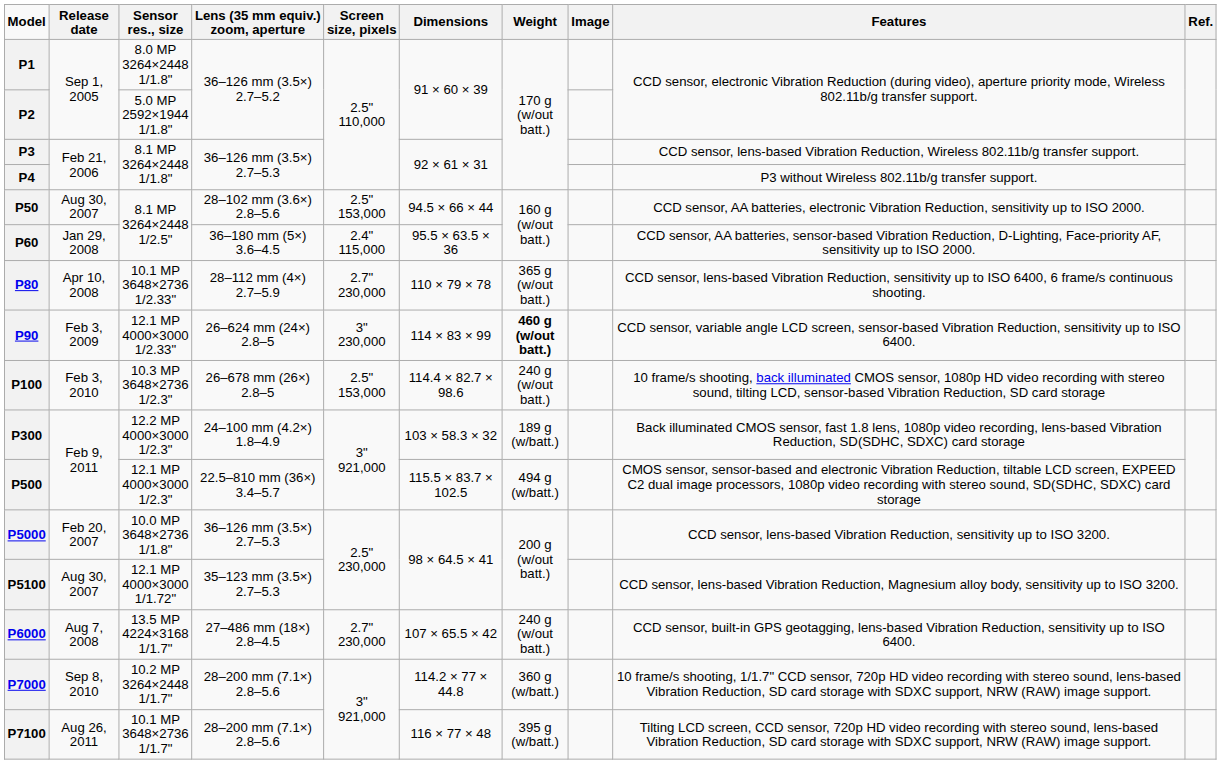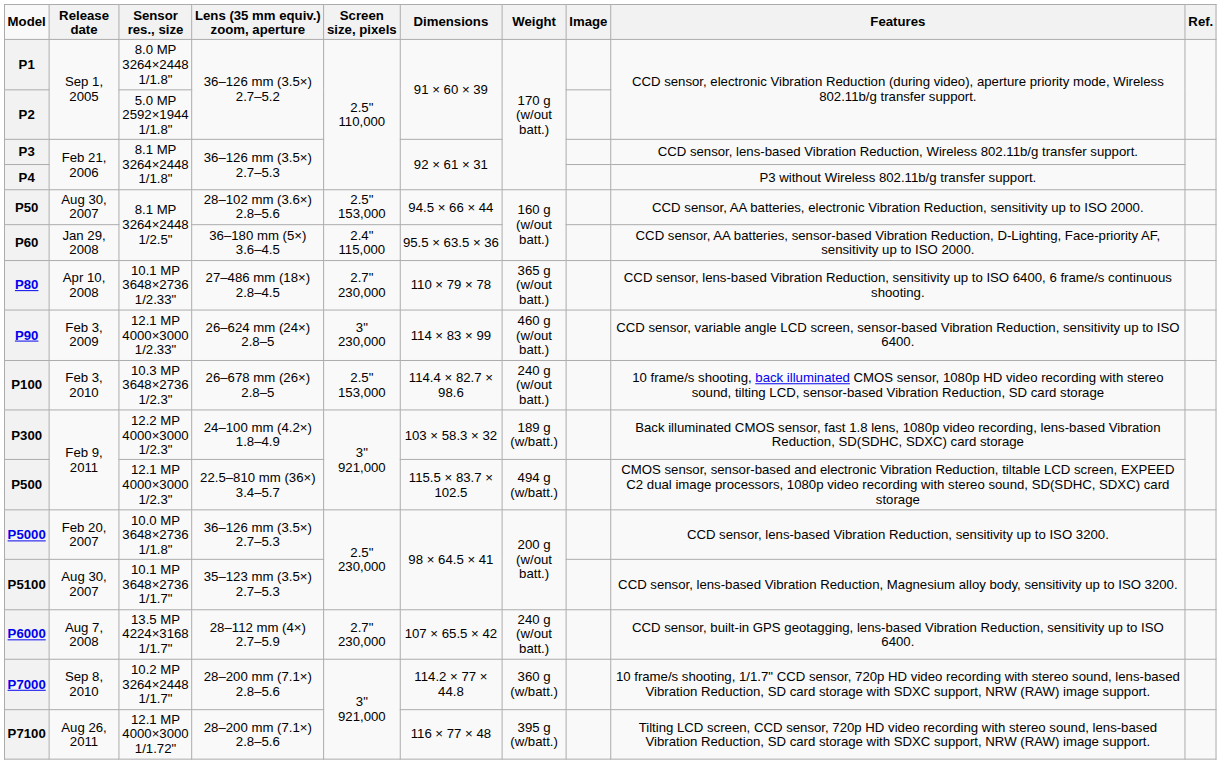(258, 285) 28–112 mm (4×) 2.7–5.9 -> (258, 285) 27–486 mm (18×) 2.8–4.5
(535, 335) bold -> (534, 335) normal
(155, 584) 12.1 MP 4000×3000 1/1.72" -> (156, 584) 10.1 MP 3648×2736 1/1.7"
(258, 634) 27–486 mm (18×) 2.8–4.5 -> (258, 634) 28–112 mm (4×) 2.7–5.9
(155, 734) 10.1 MP 3648×2736 1/1.7" -> (156, 734) 12.1 MP 4000×3000 1/1.72"
